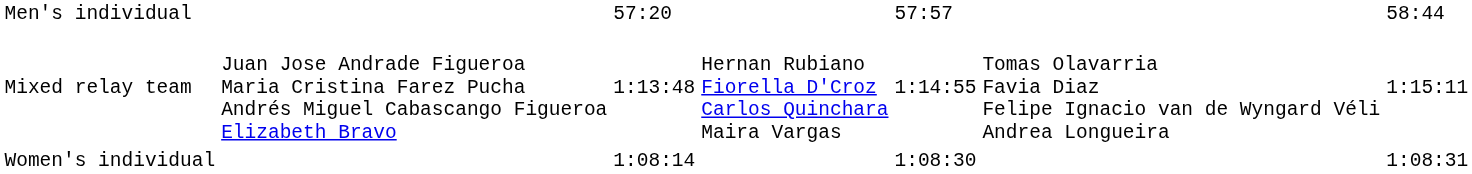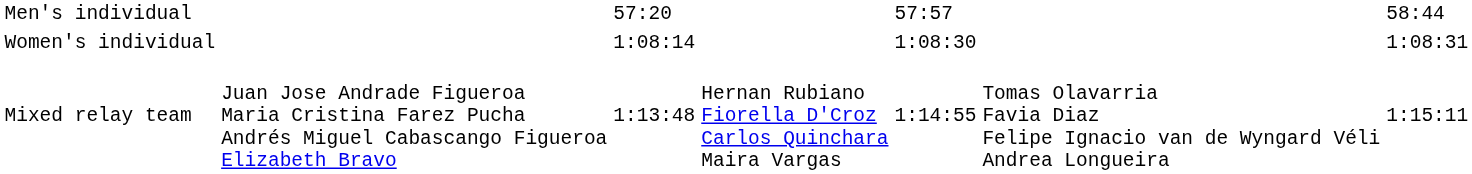rows swapped: (110, 161) <-> (98, 87)
